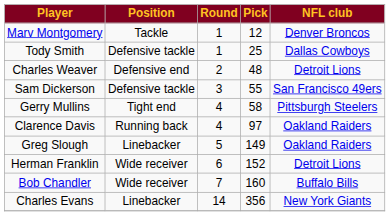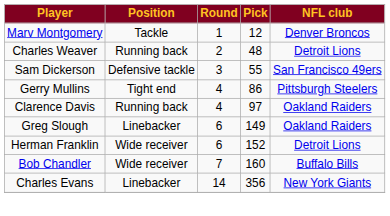- row: (55, 51)
(151, 70) Defensive end -> (151, 51) Running back
(255, 107) 58 -> (255, 88) 86
(219, 145) 5 -> (219, 126) 6
